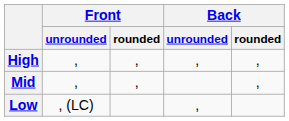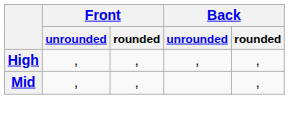- row: (23, 104)
